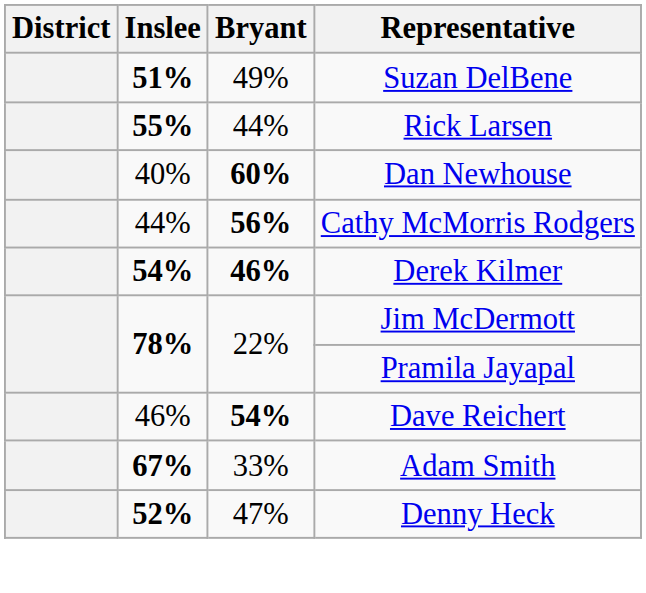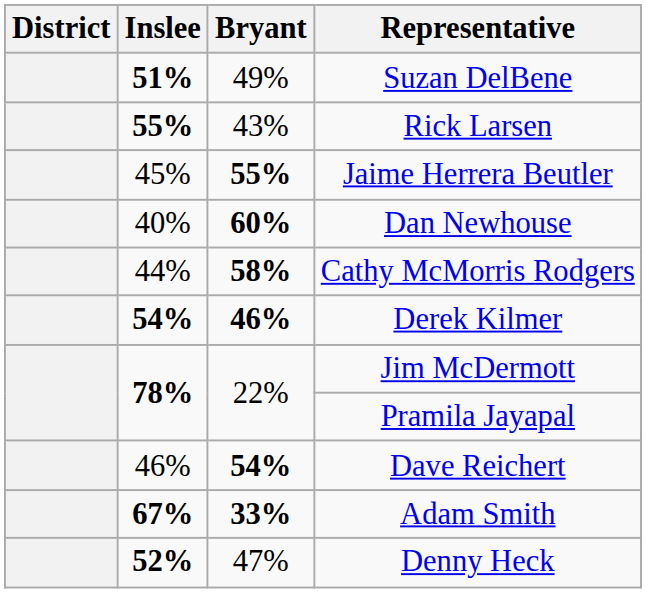(261, 125) 44% -> (261, 125) 43%
+ row: (478, 174)
(261, 222) 56% -> (261, 271) 58%
(261, 464) normal -> (261, 513) bold
